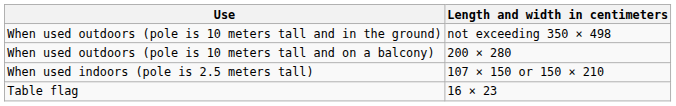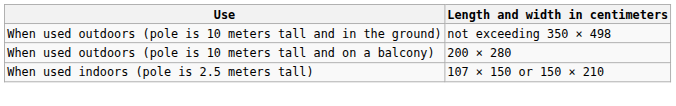- row: (43, 91)
